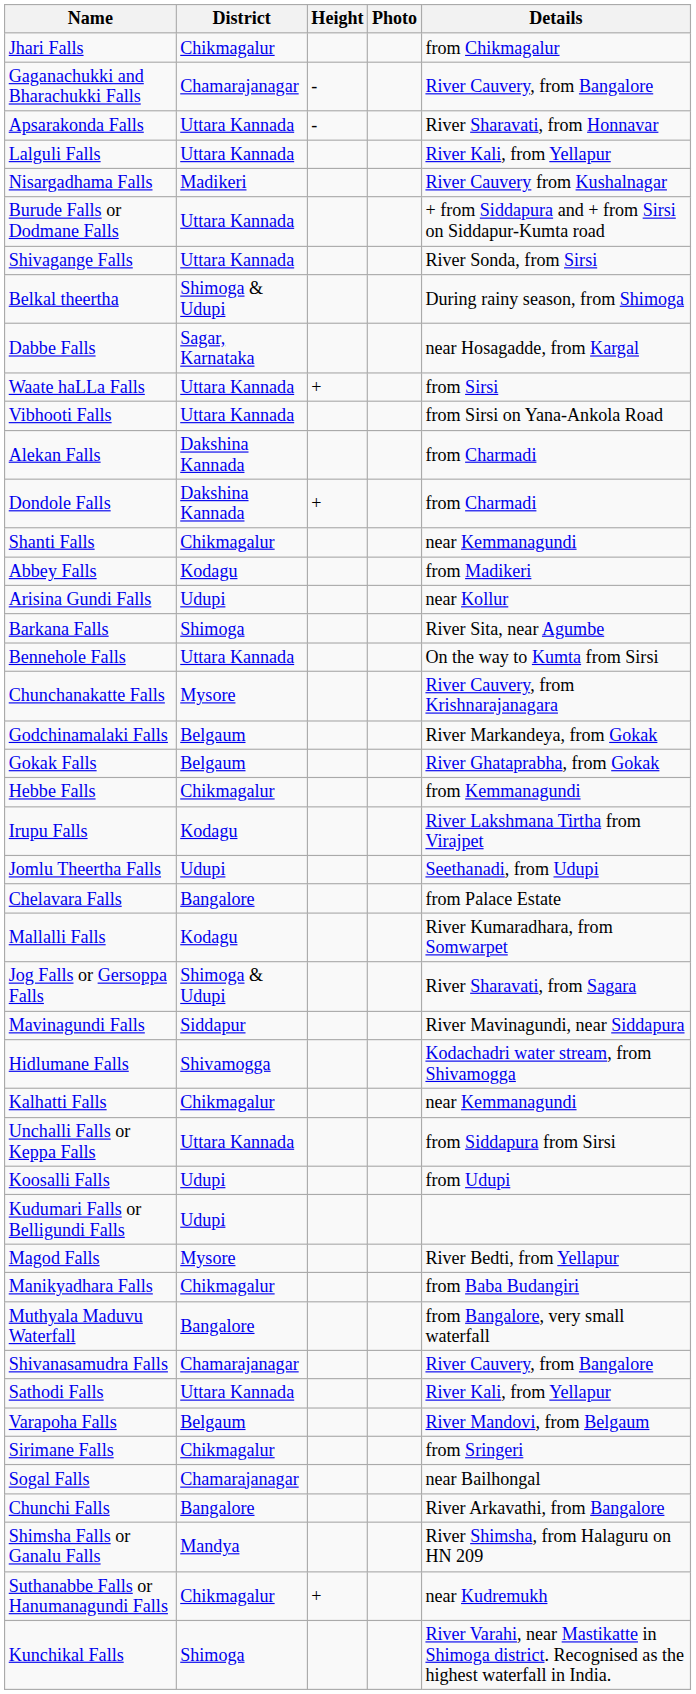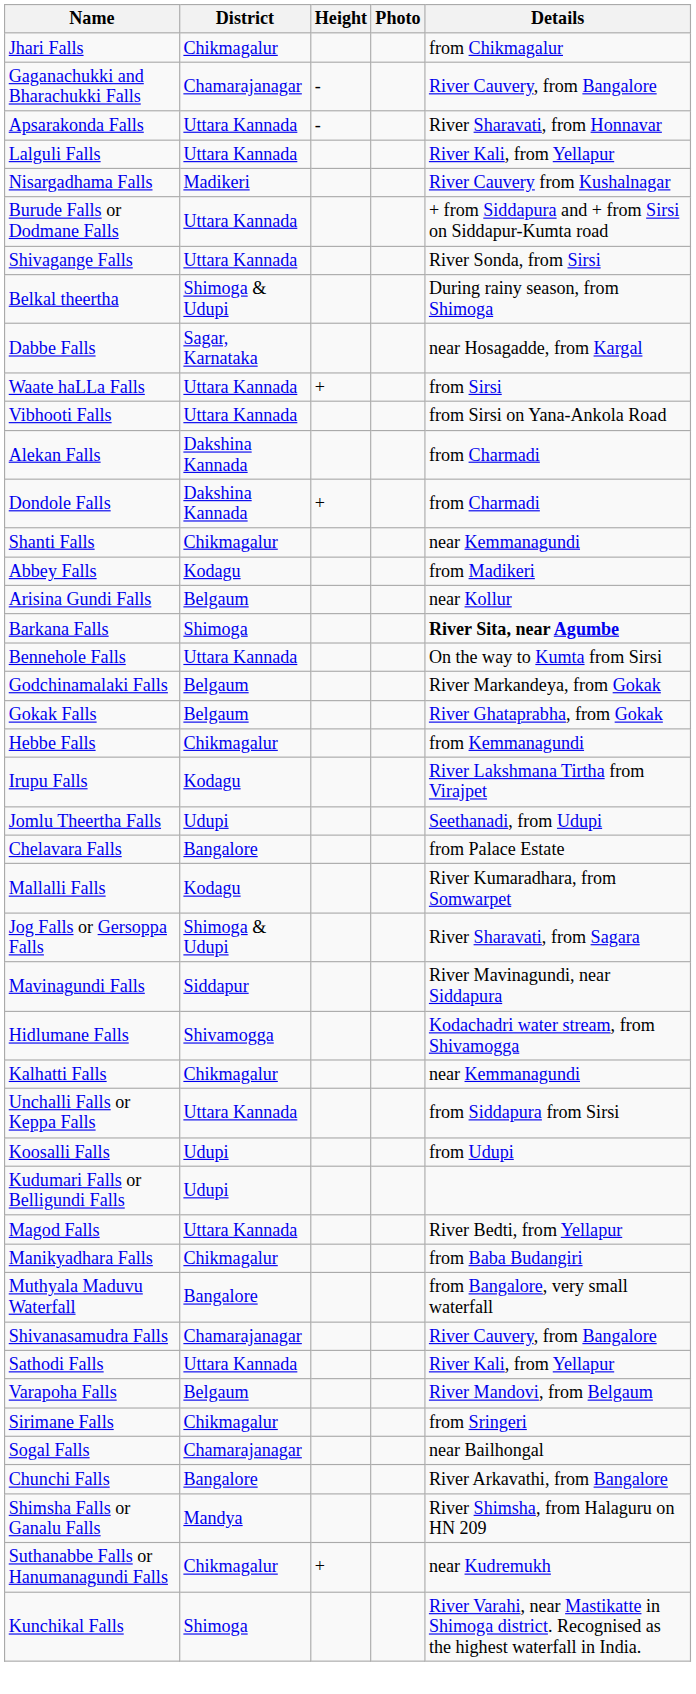(203, 599) Udupi -> (216, 599) Belgaum
(515, 628) normal -> (524, 628) bold
- row: (87, 695)
(208, 1258) Mysore -> (240, 1229) Uttara Kannada
